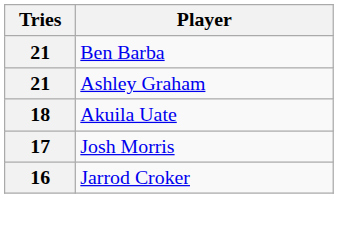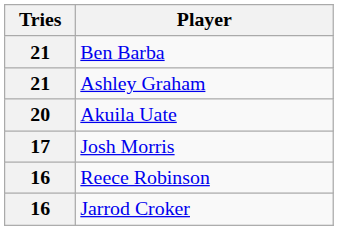(40, 114) 18 -> (40, 114) 20
+ row: (145, 177)
